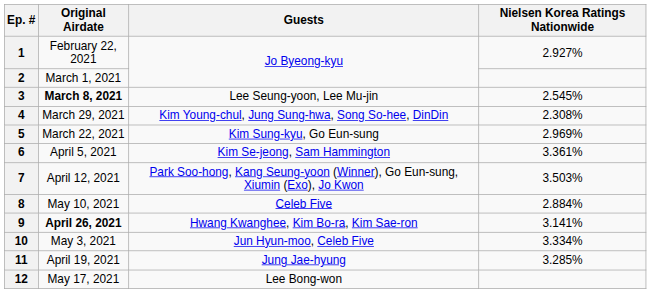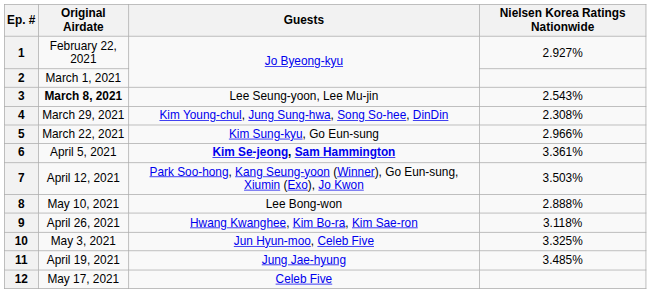(562, 96) 2.545% -> (563, 96) 2.543%
(562, 134) 2.969% -> (563, 134) 2.966%
(304, 153) normal -> (304, 153) bold
(304, 204) Celeb Five -> (304, 204) Lee Bong-won
(562, 204) 2.884% -> (563, 204) 2.888%
(83, 222) bold -> (83, 222) normal
(562, 222) 3.141% -> (563, 222) 3.118%
(562, 241) 3.334% -> (563, 241) 3.325%
(562, 260) 3.285% -> (563, 260) 3.485%
(304, 279) Lee Bong-won -> (304, 279) Celeb Five
